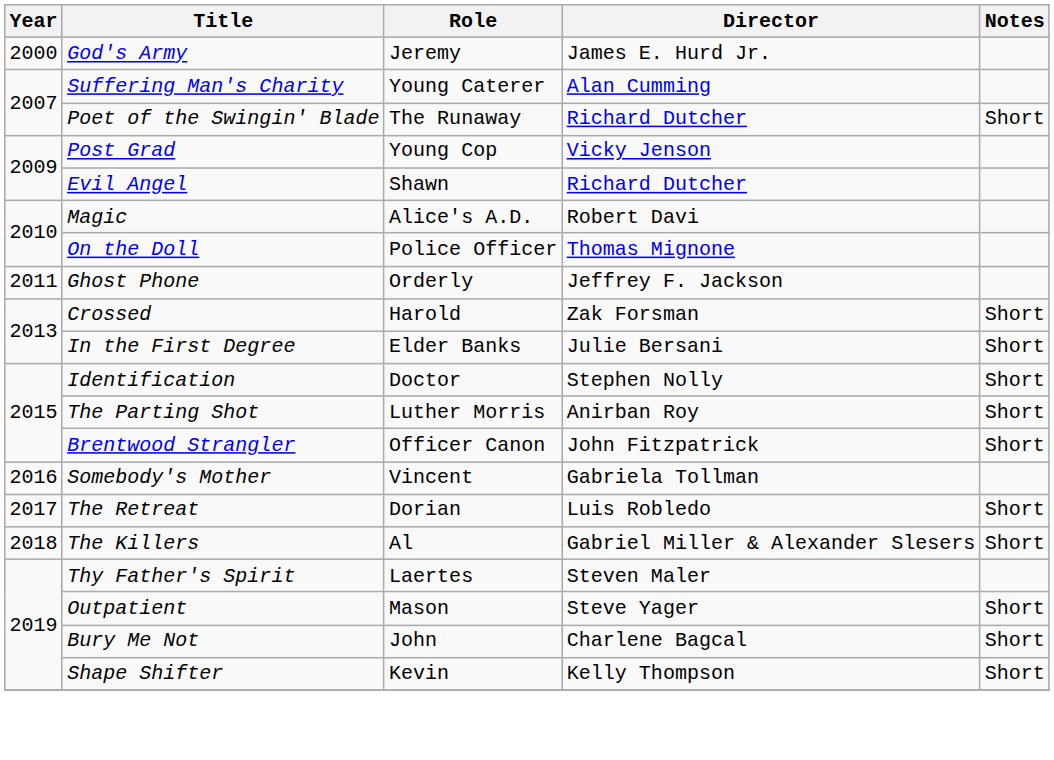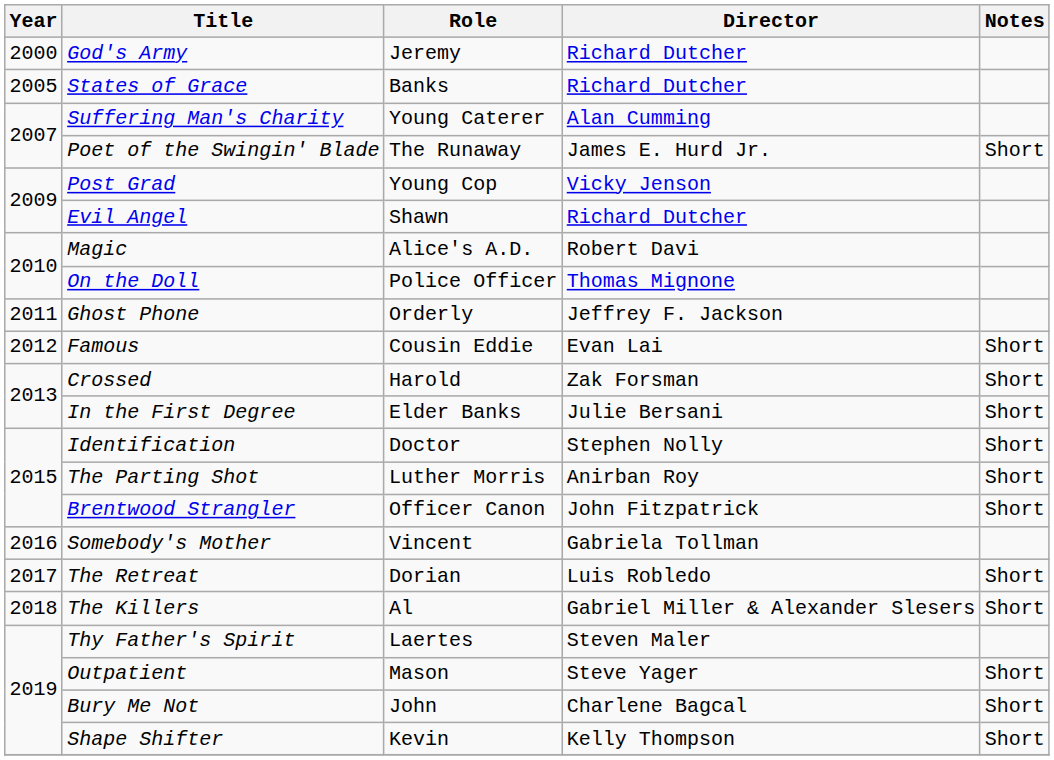(669, 54) James E. Hurd Jr. -> (657, 54) Richard Dutcher
+ row: (157, 86)
(657, 119) Richard Dutcher -> (669, 152) James E. Hurd Jr.
+ row: (103, 347)
